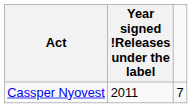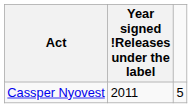(180, 92) 7 -> (180, 92) 5
